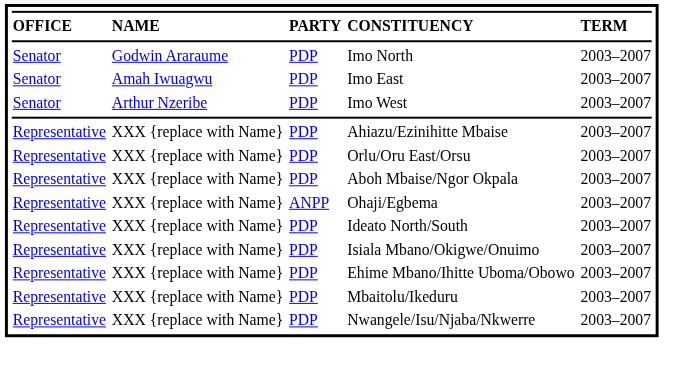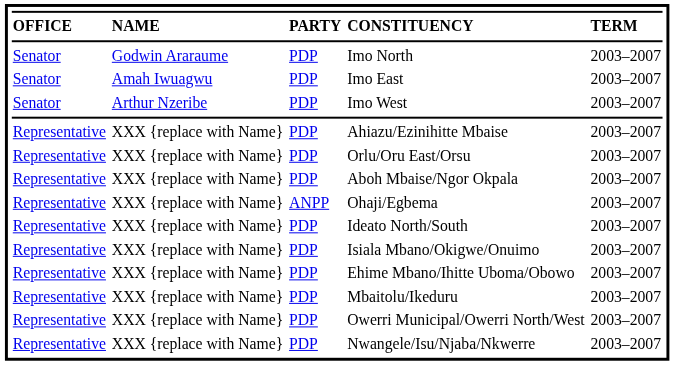+ row: (198, 320)
